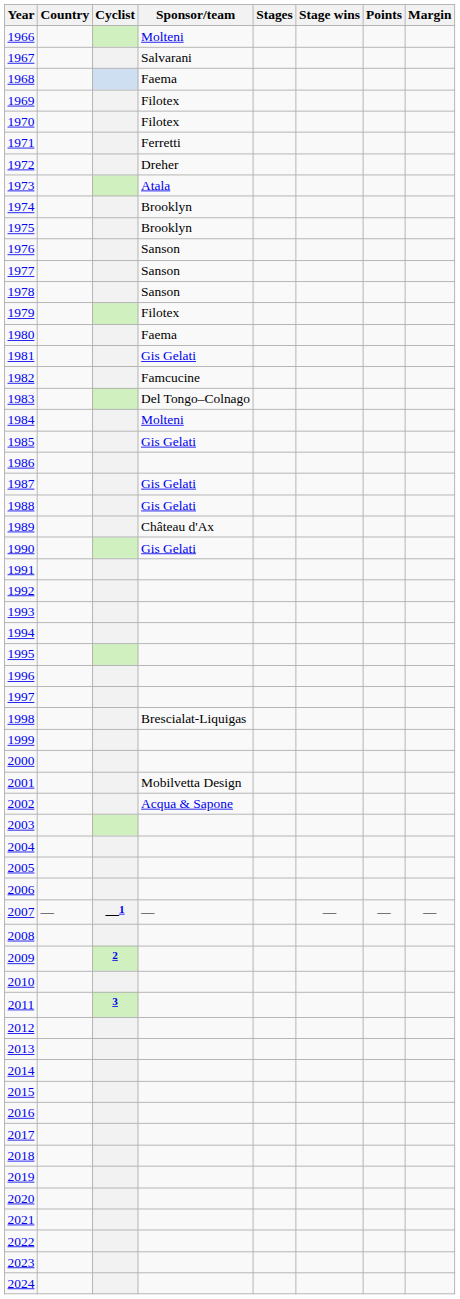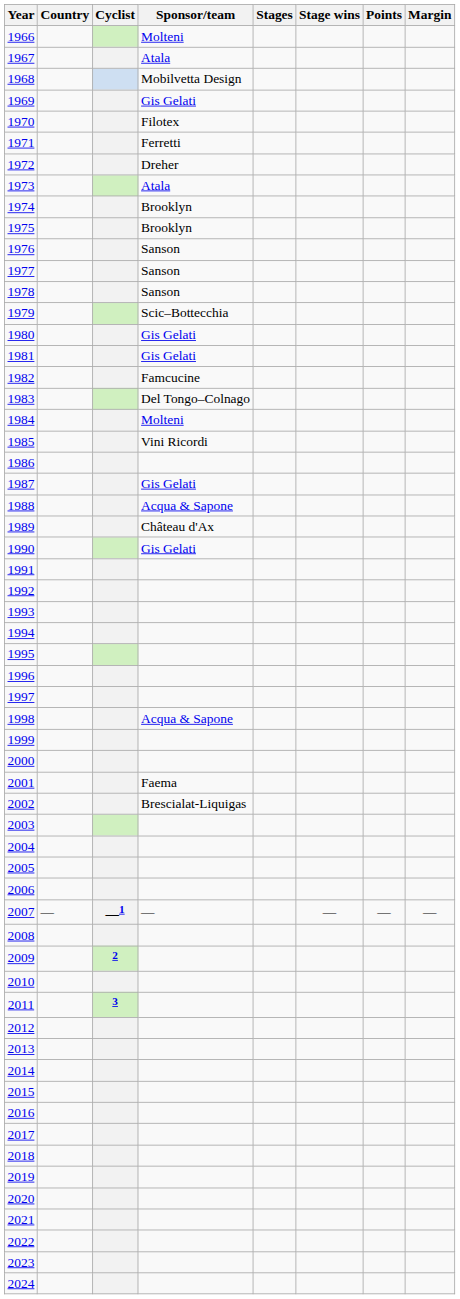(166, 57) Salvarani -> (156, 57) Atala
(159, 79) Faema -> (191, 79) Mobilvetta Design
(160, 100) Filotex -> (169, 100) Gis Gelati
(160, 313) Filotex -> (185, 313) Scic–Bottecchia
(159, 334) Faema -> (169, 334) Gis Gelati
(169, 441) Gis Gelati -> (174, 441) Vini Ricordi
(169, 505) Gis Gelati -> (187, 505) Acqua & Sapone
(194, 718) Brescialat-Liquigas -> (187, 718) Acqua & Sapone
(191, 782) Mobilvetta Design -> (159, 782) Faema
(187, 803) Acqua & Sapone -> (194, 803) Brescialat-Liquigas
